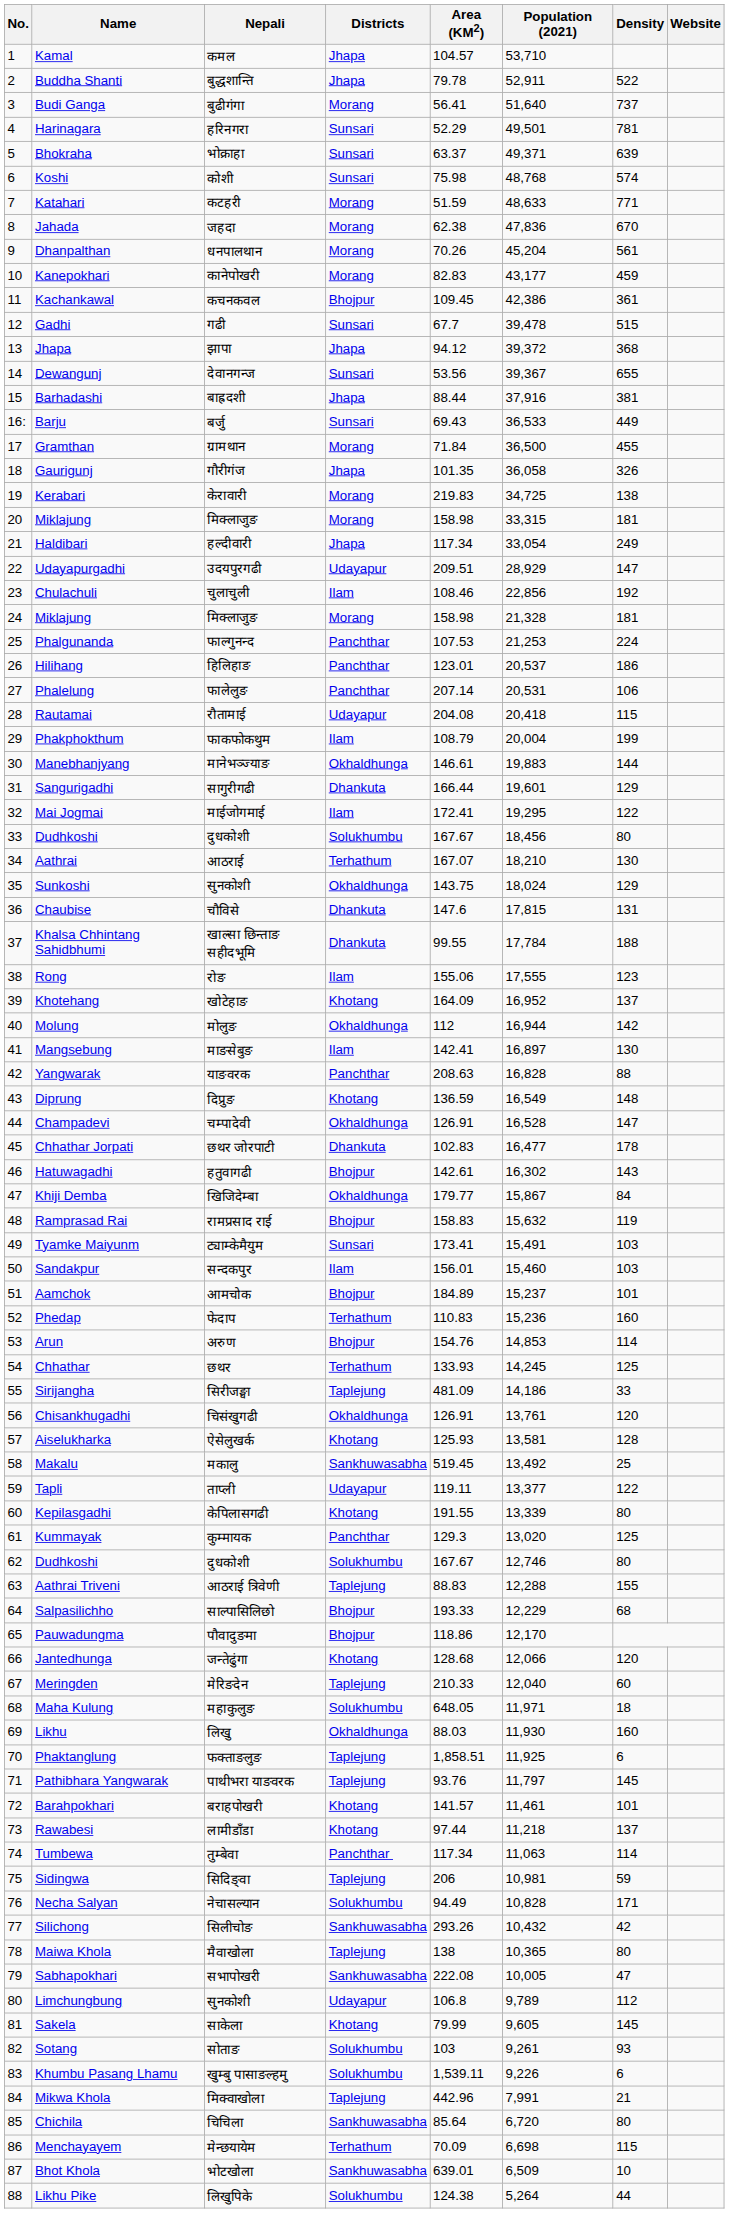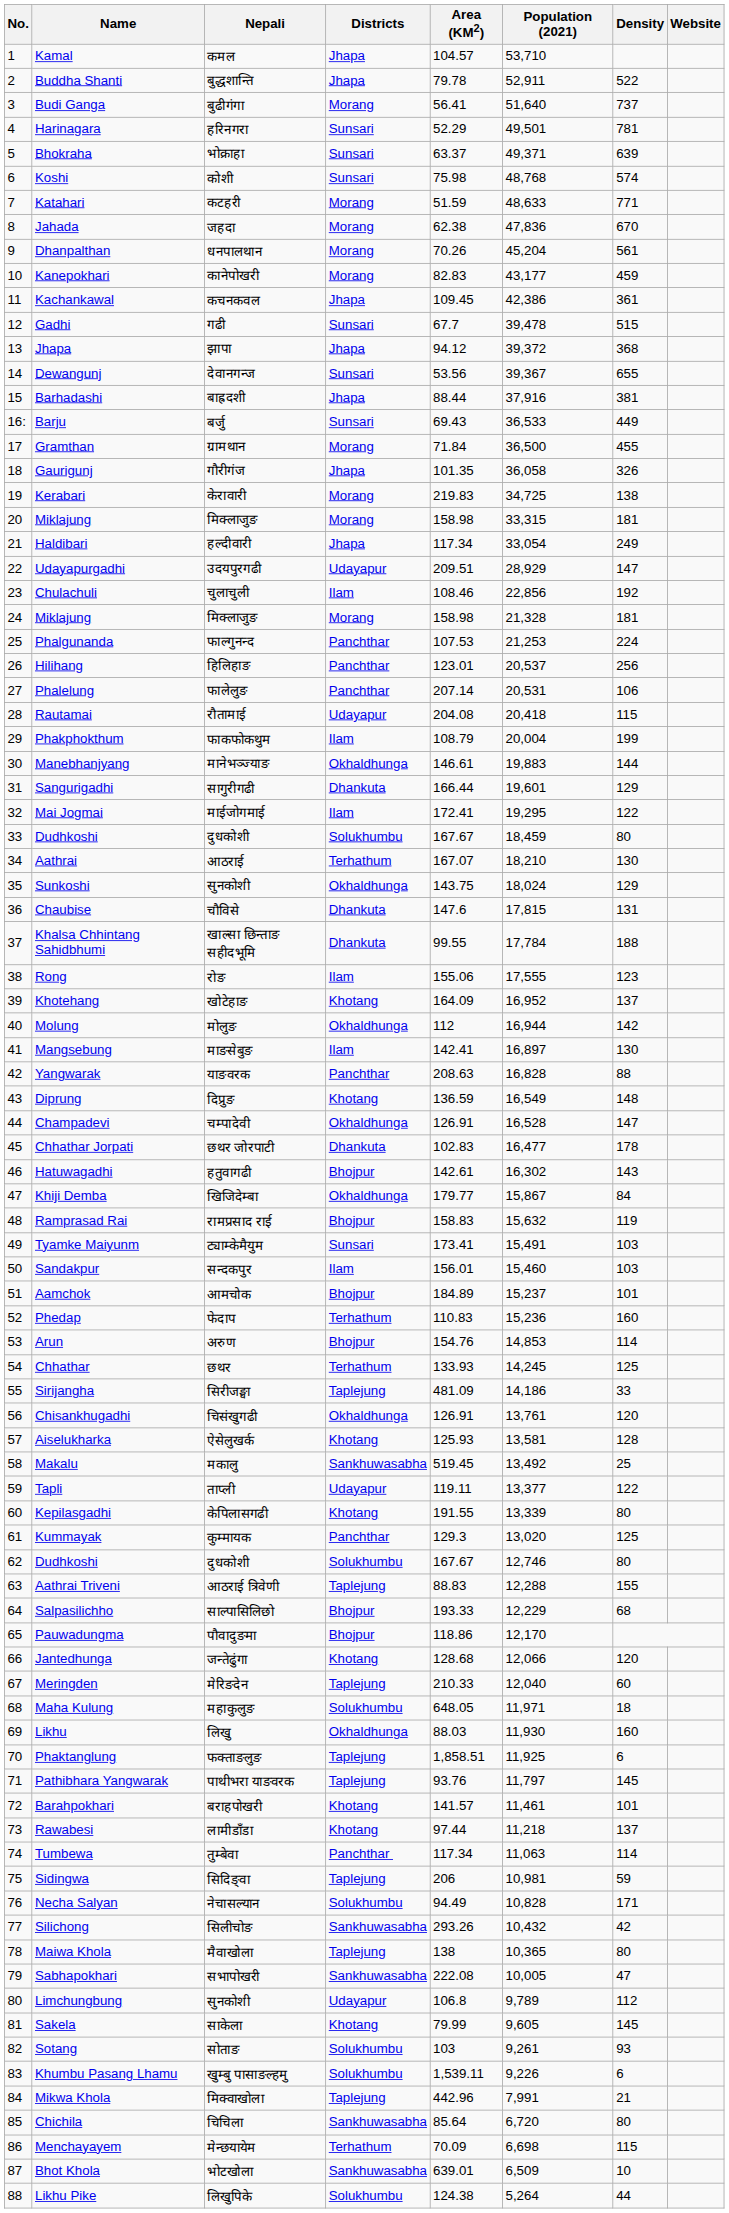(352, 300) Bhojpur -> (347, 300) Jhapa
(627, 665) 186 -> (627, 665) 256
(526, 836) 18,456 -> (526, 836) 18,459
